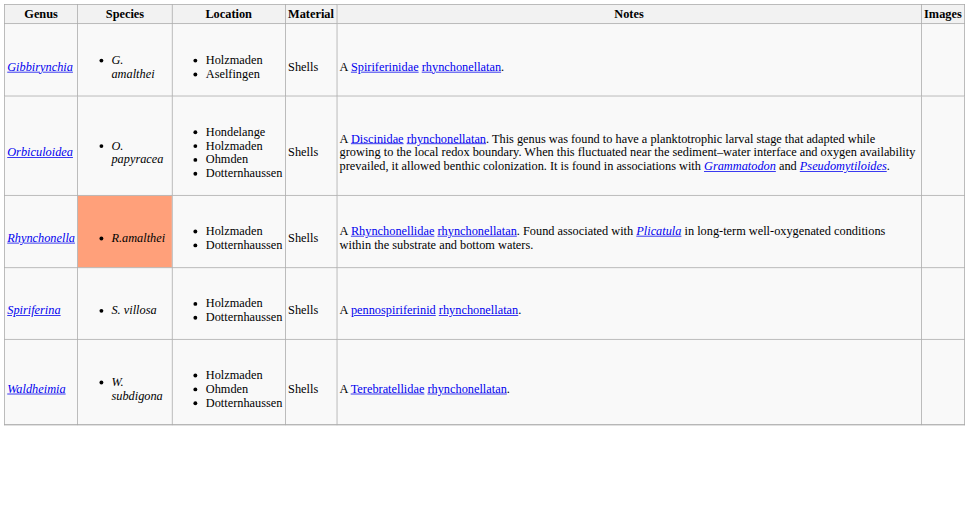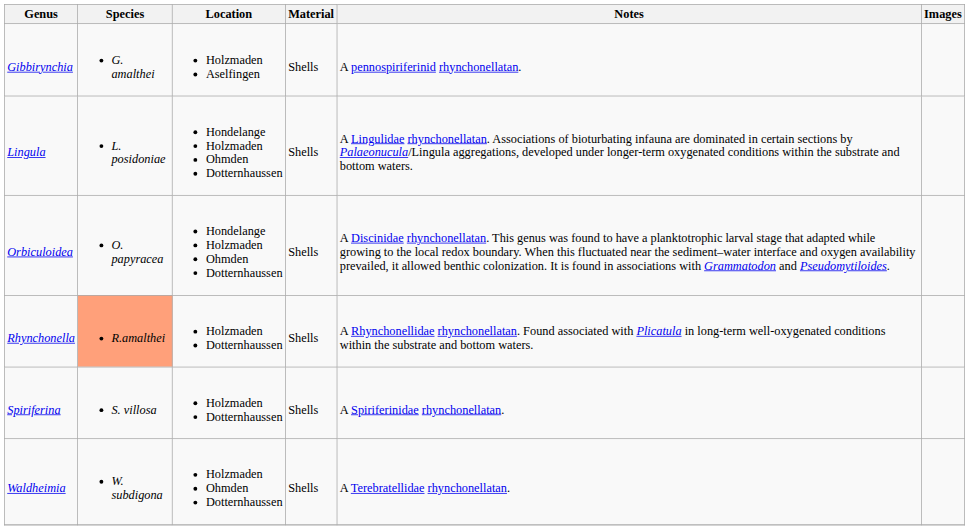(422, 66) A Spiriferinidae rhynchonellatan. -> (431, 66) A pennospiriferinid rhynchonellatan.
+ row: (26, 152)
(430, 310) A pennospiriferinid rhynchonellatan. -> (422, 409) A Spiriferinidae rhynchonellatan.
